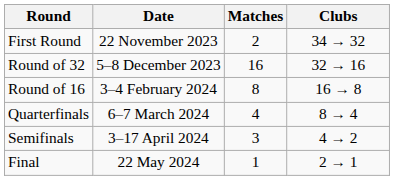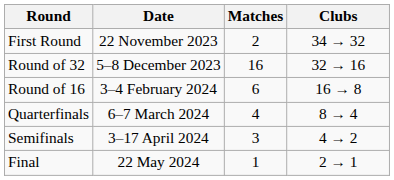(255, 89) 8 -> (255, 89) 6
